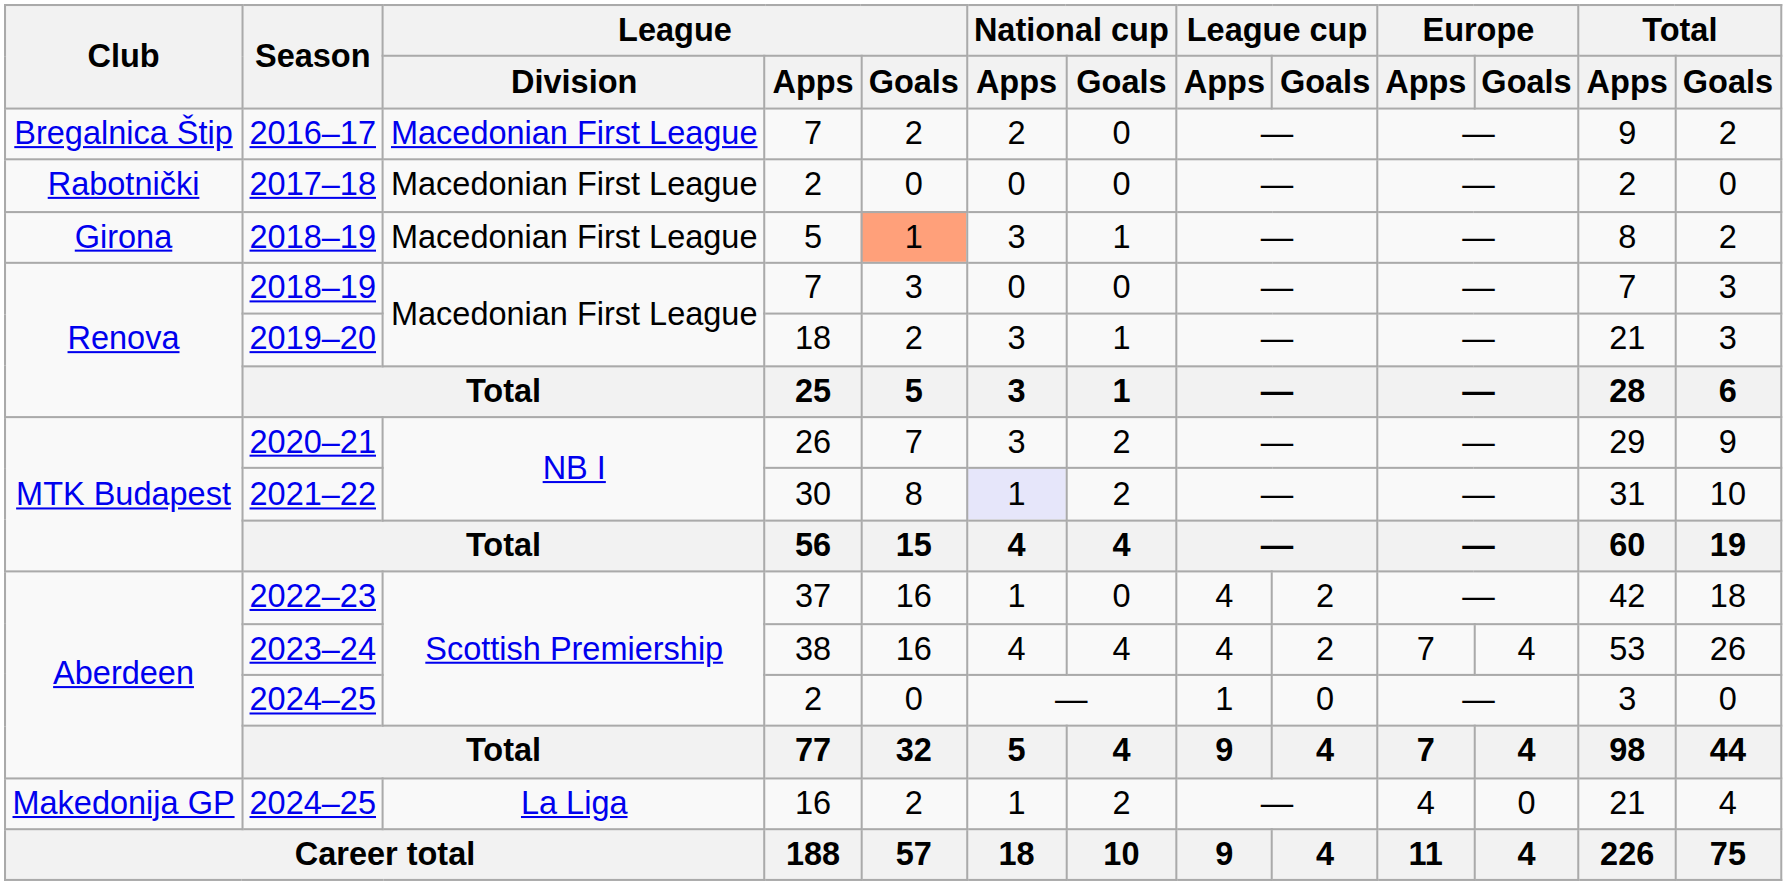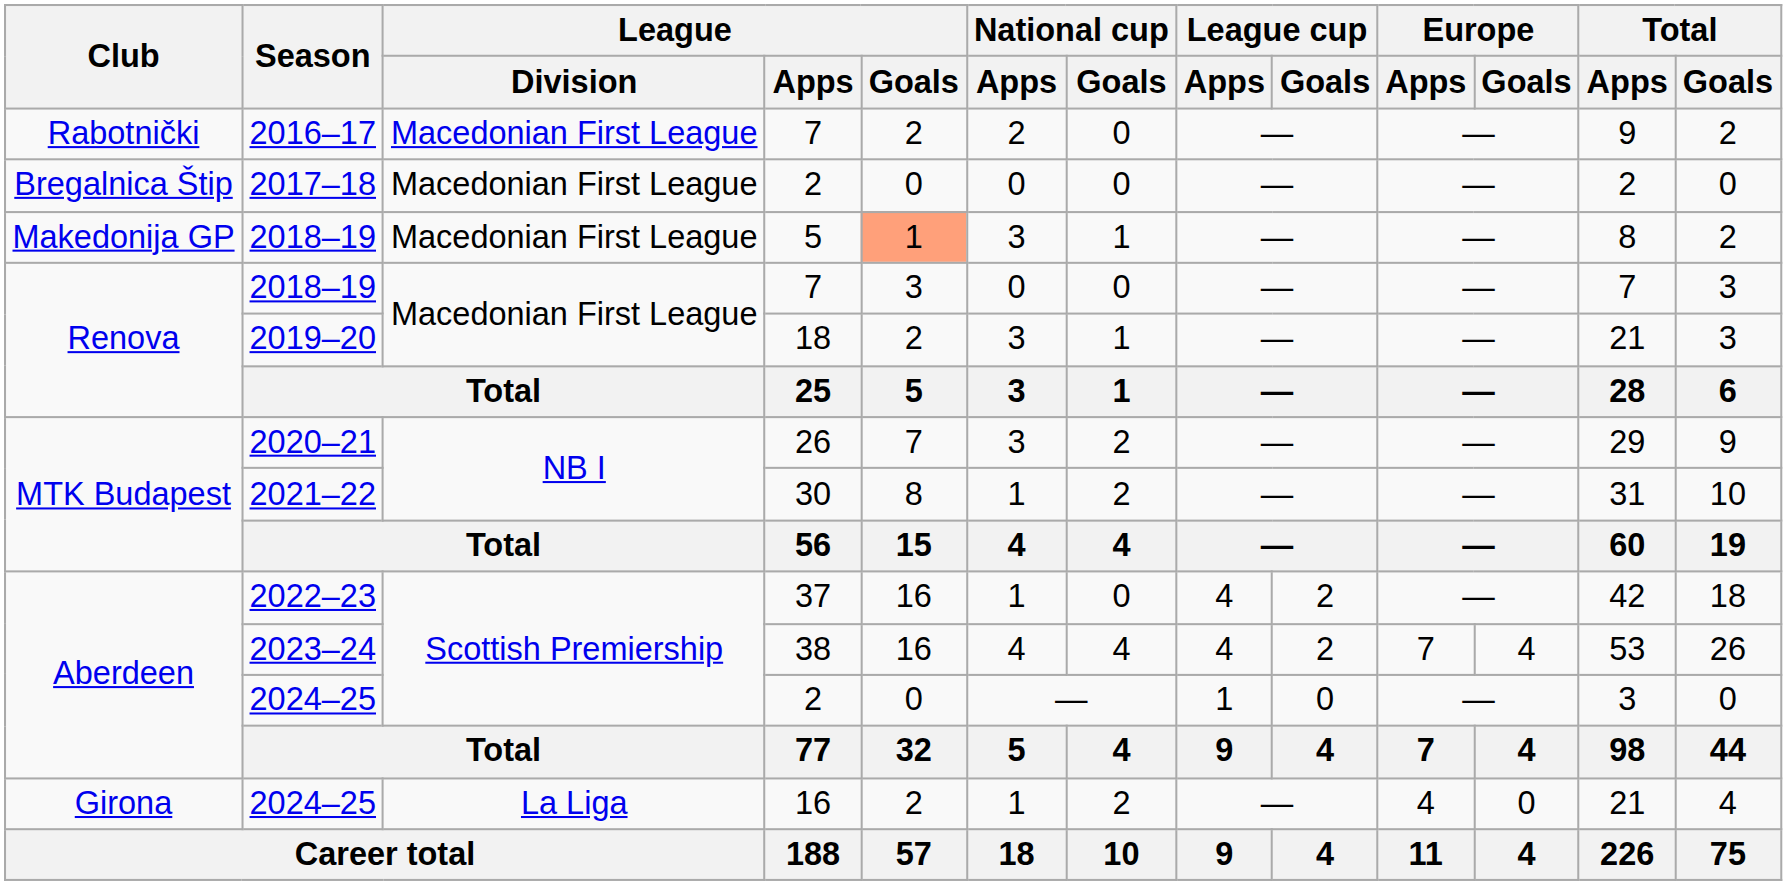(124, 133) Bregalnica Štip -> (124, 133) Rabotnički
(124, 184) Rabotnički -> (124, 184) Bregalnica Štip
(124, 236) Girona -> (124, 236) Makedonija GP
(1016, 493) lavender background -> (1016, 493) no background
(124, 802) Makedonija GP -> (124, 802) Girona
